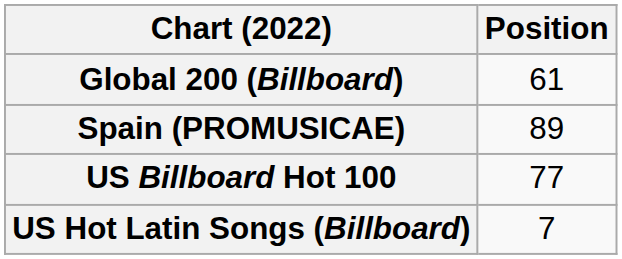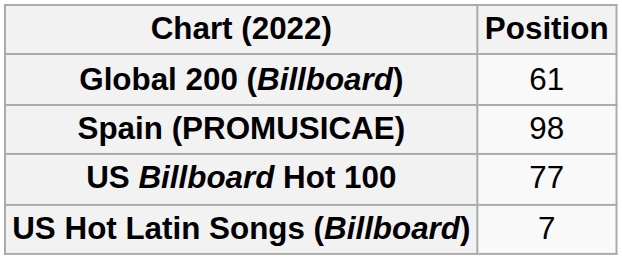(547, 128) 89 -> (547, 128) 98
